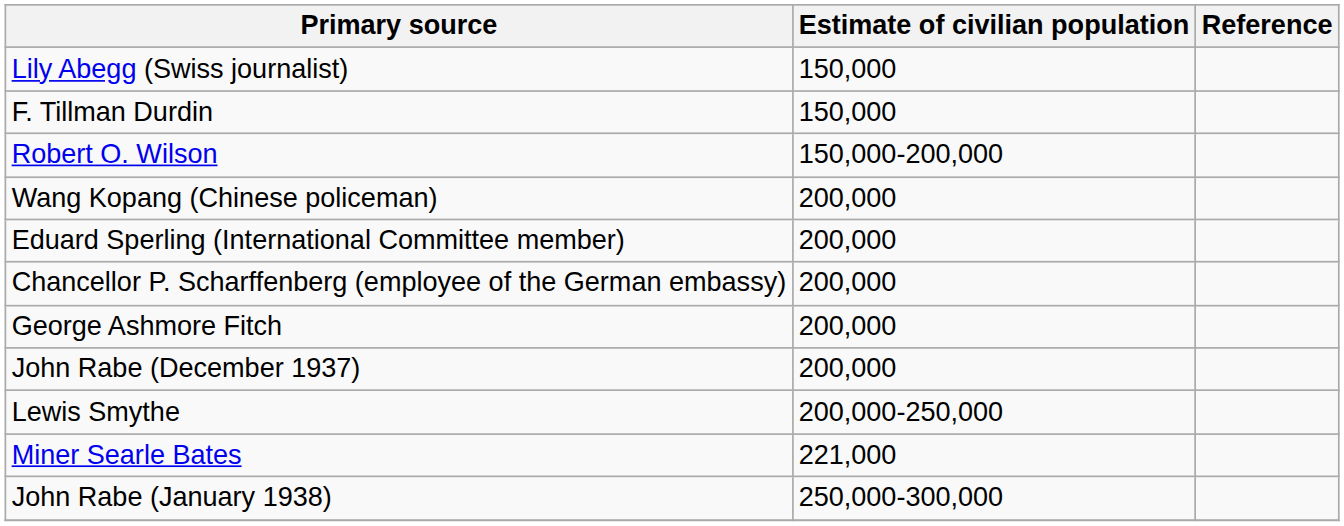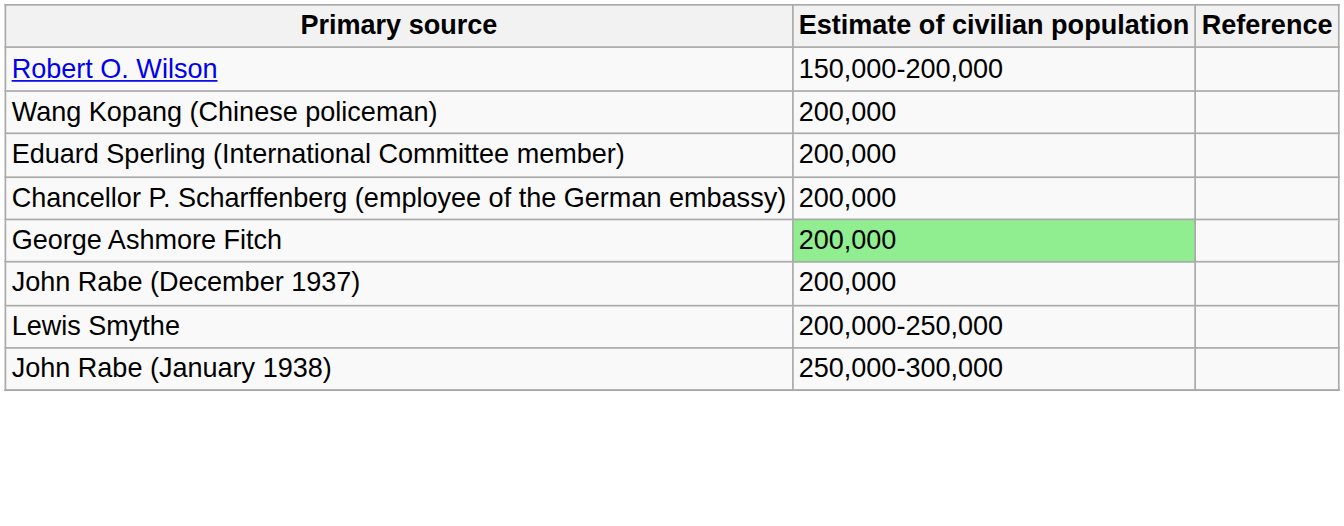- row: (180, 68)
- row: (112, 111)
(848, 326) no background -> (848, 240) lightgreen background
- row: (127, 454)
